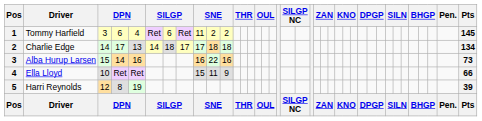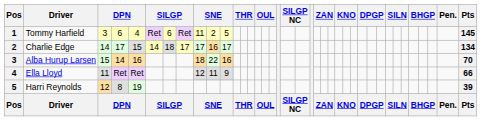(227, 33) 2 -> (227, 33) 5
(137, 46) 13 -> (137, 46) 15
(213, 46) 18 -> (213, 46) 16
(227, 46) 18 -> (227, 46) 17
(200, 60) 16 -> (200, 60) 18
(468, 60) 73 -> (468, 60) 70
(105, 73) 10 -> (105, 73) 11
(200, 73) 15 -> (200, 73) 12
